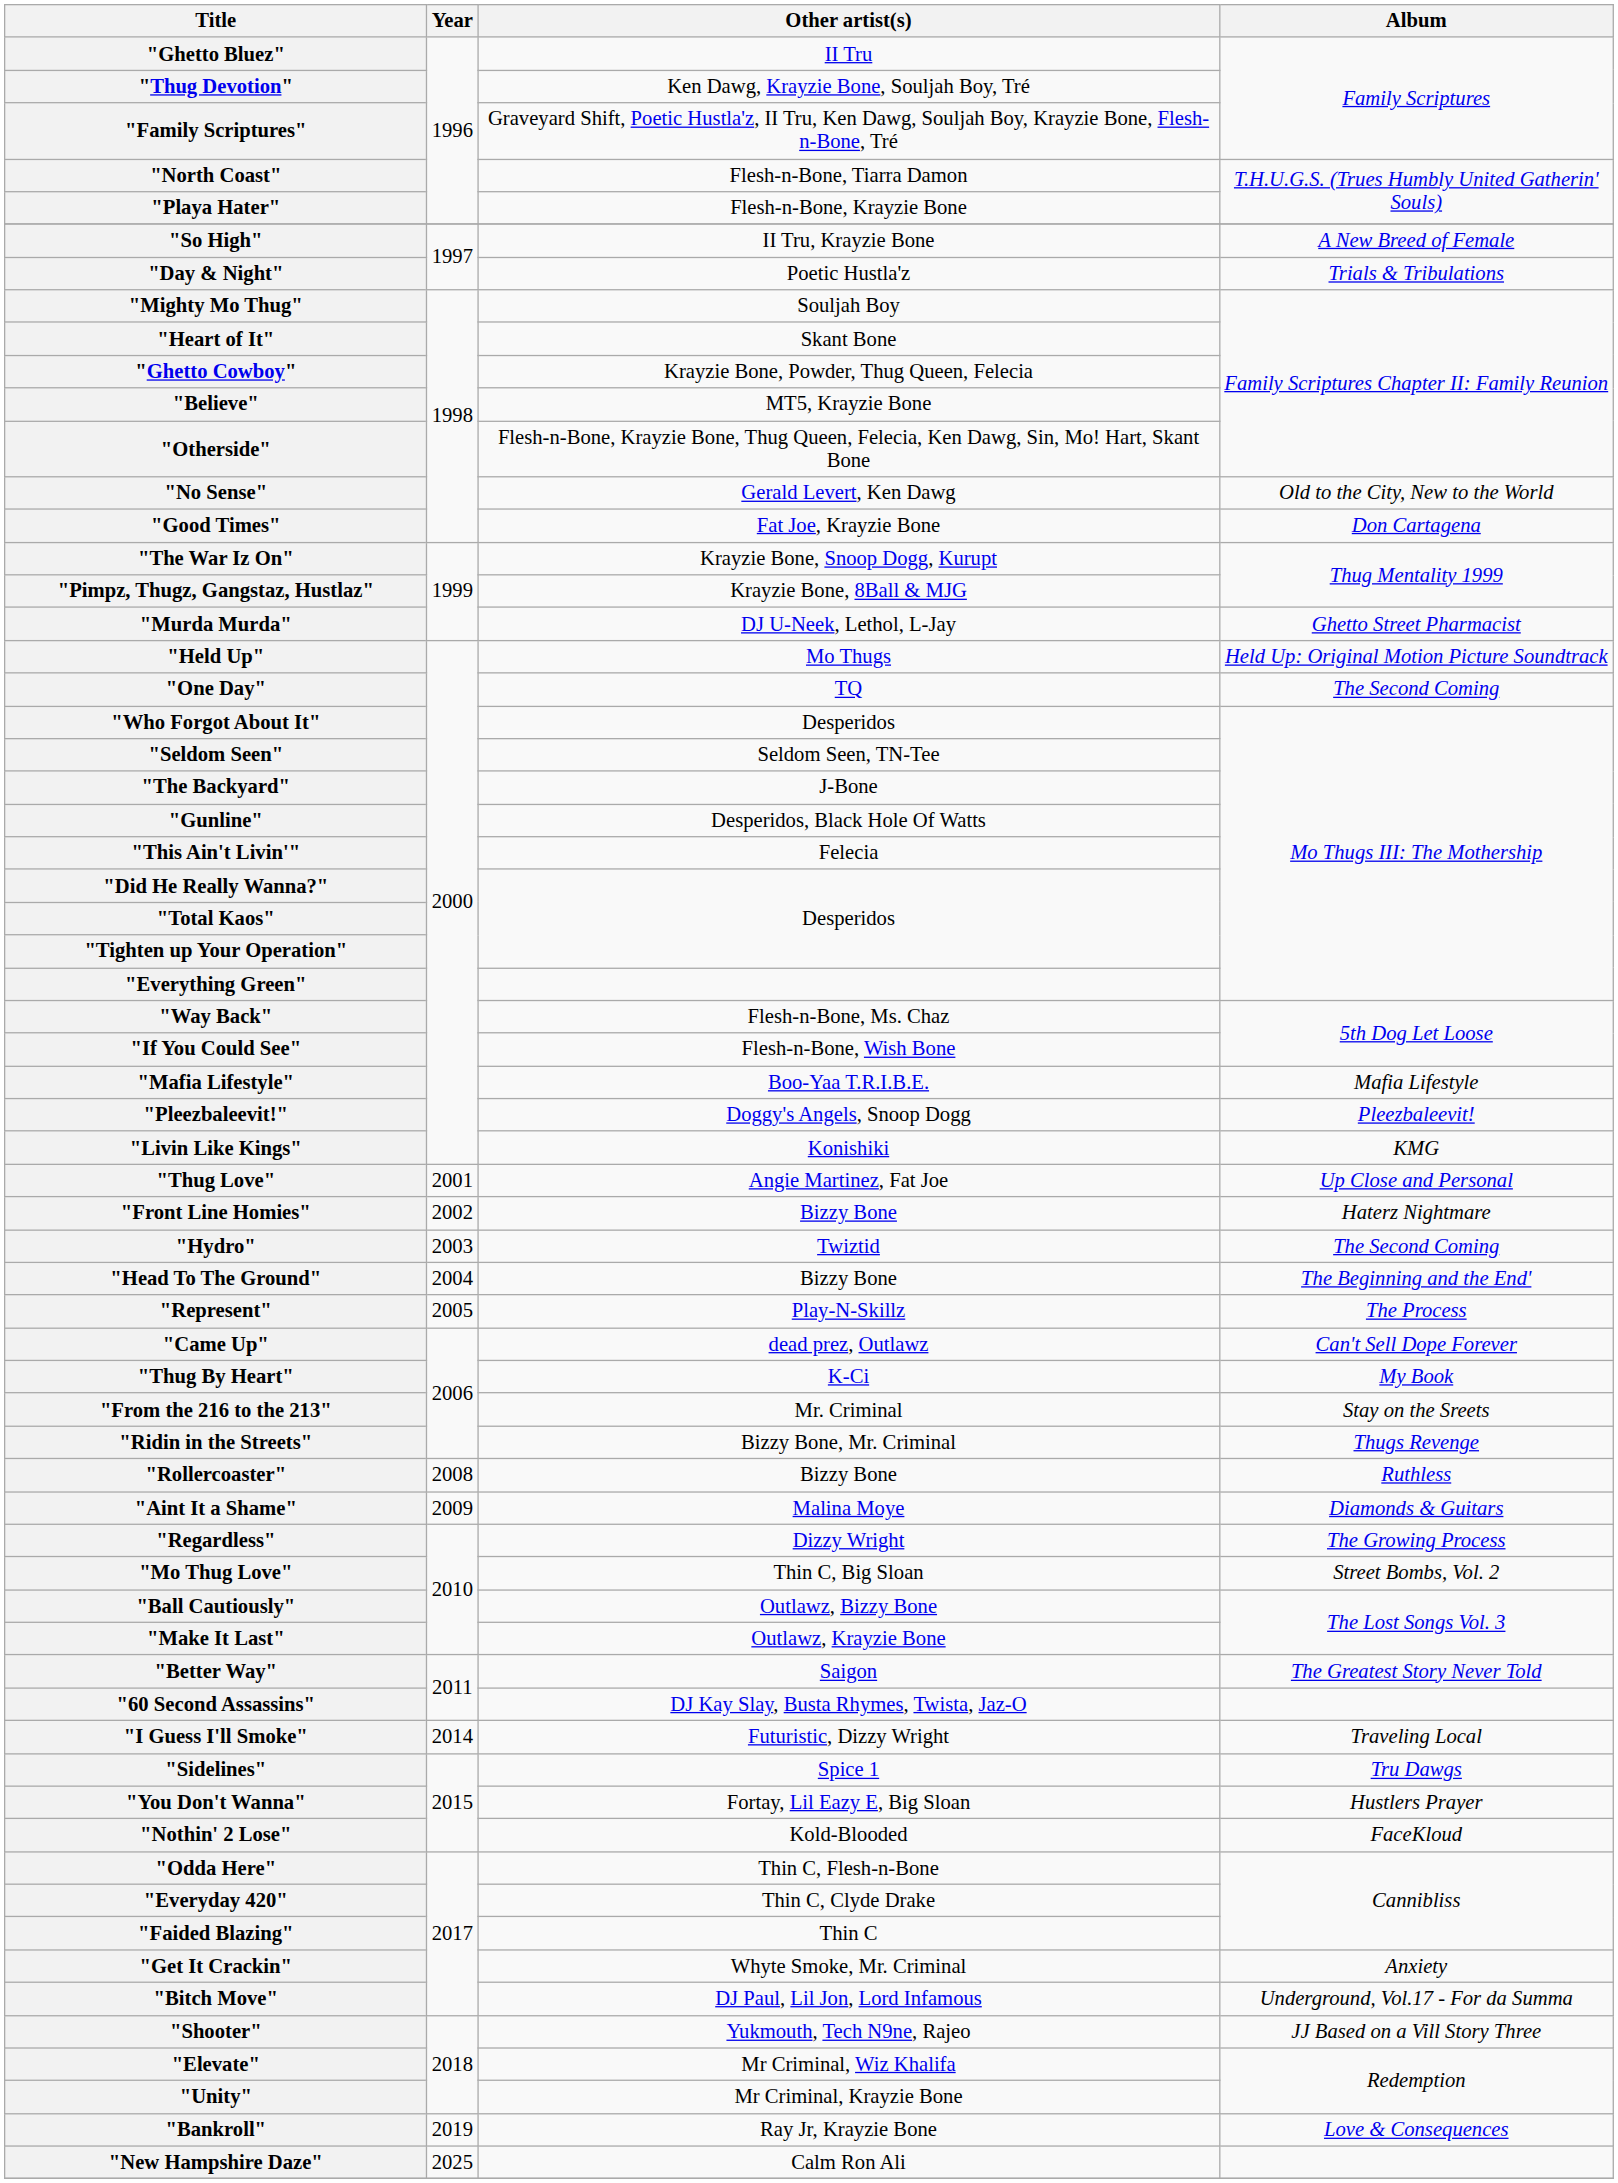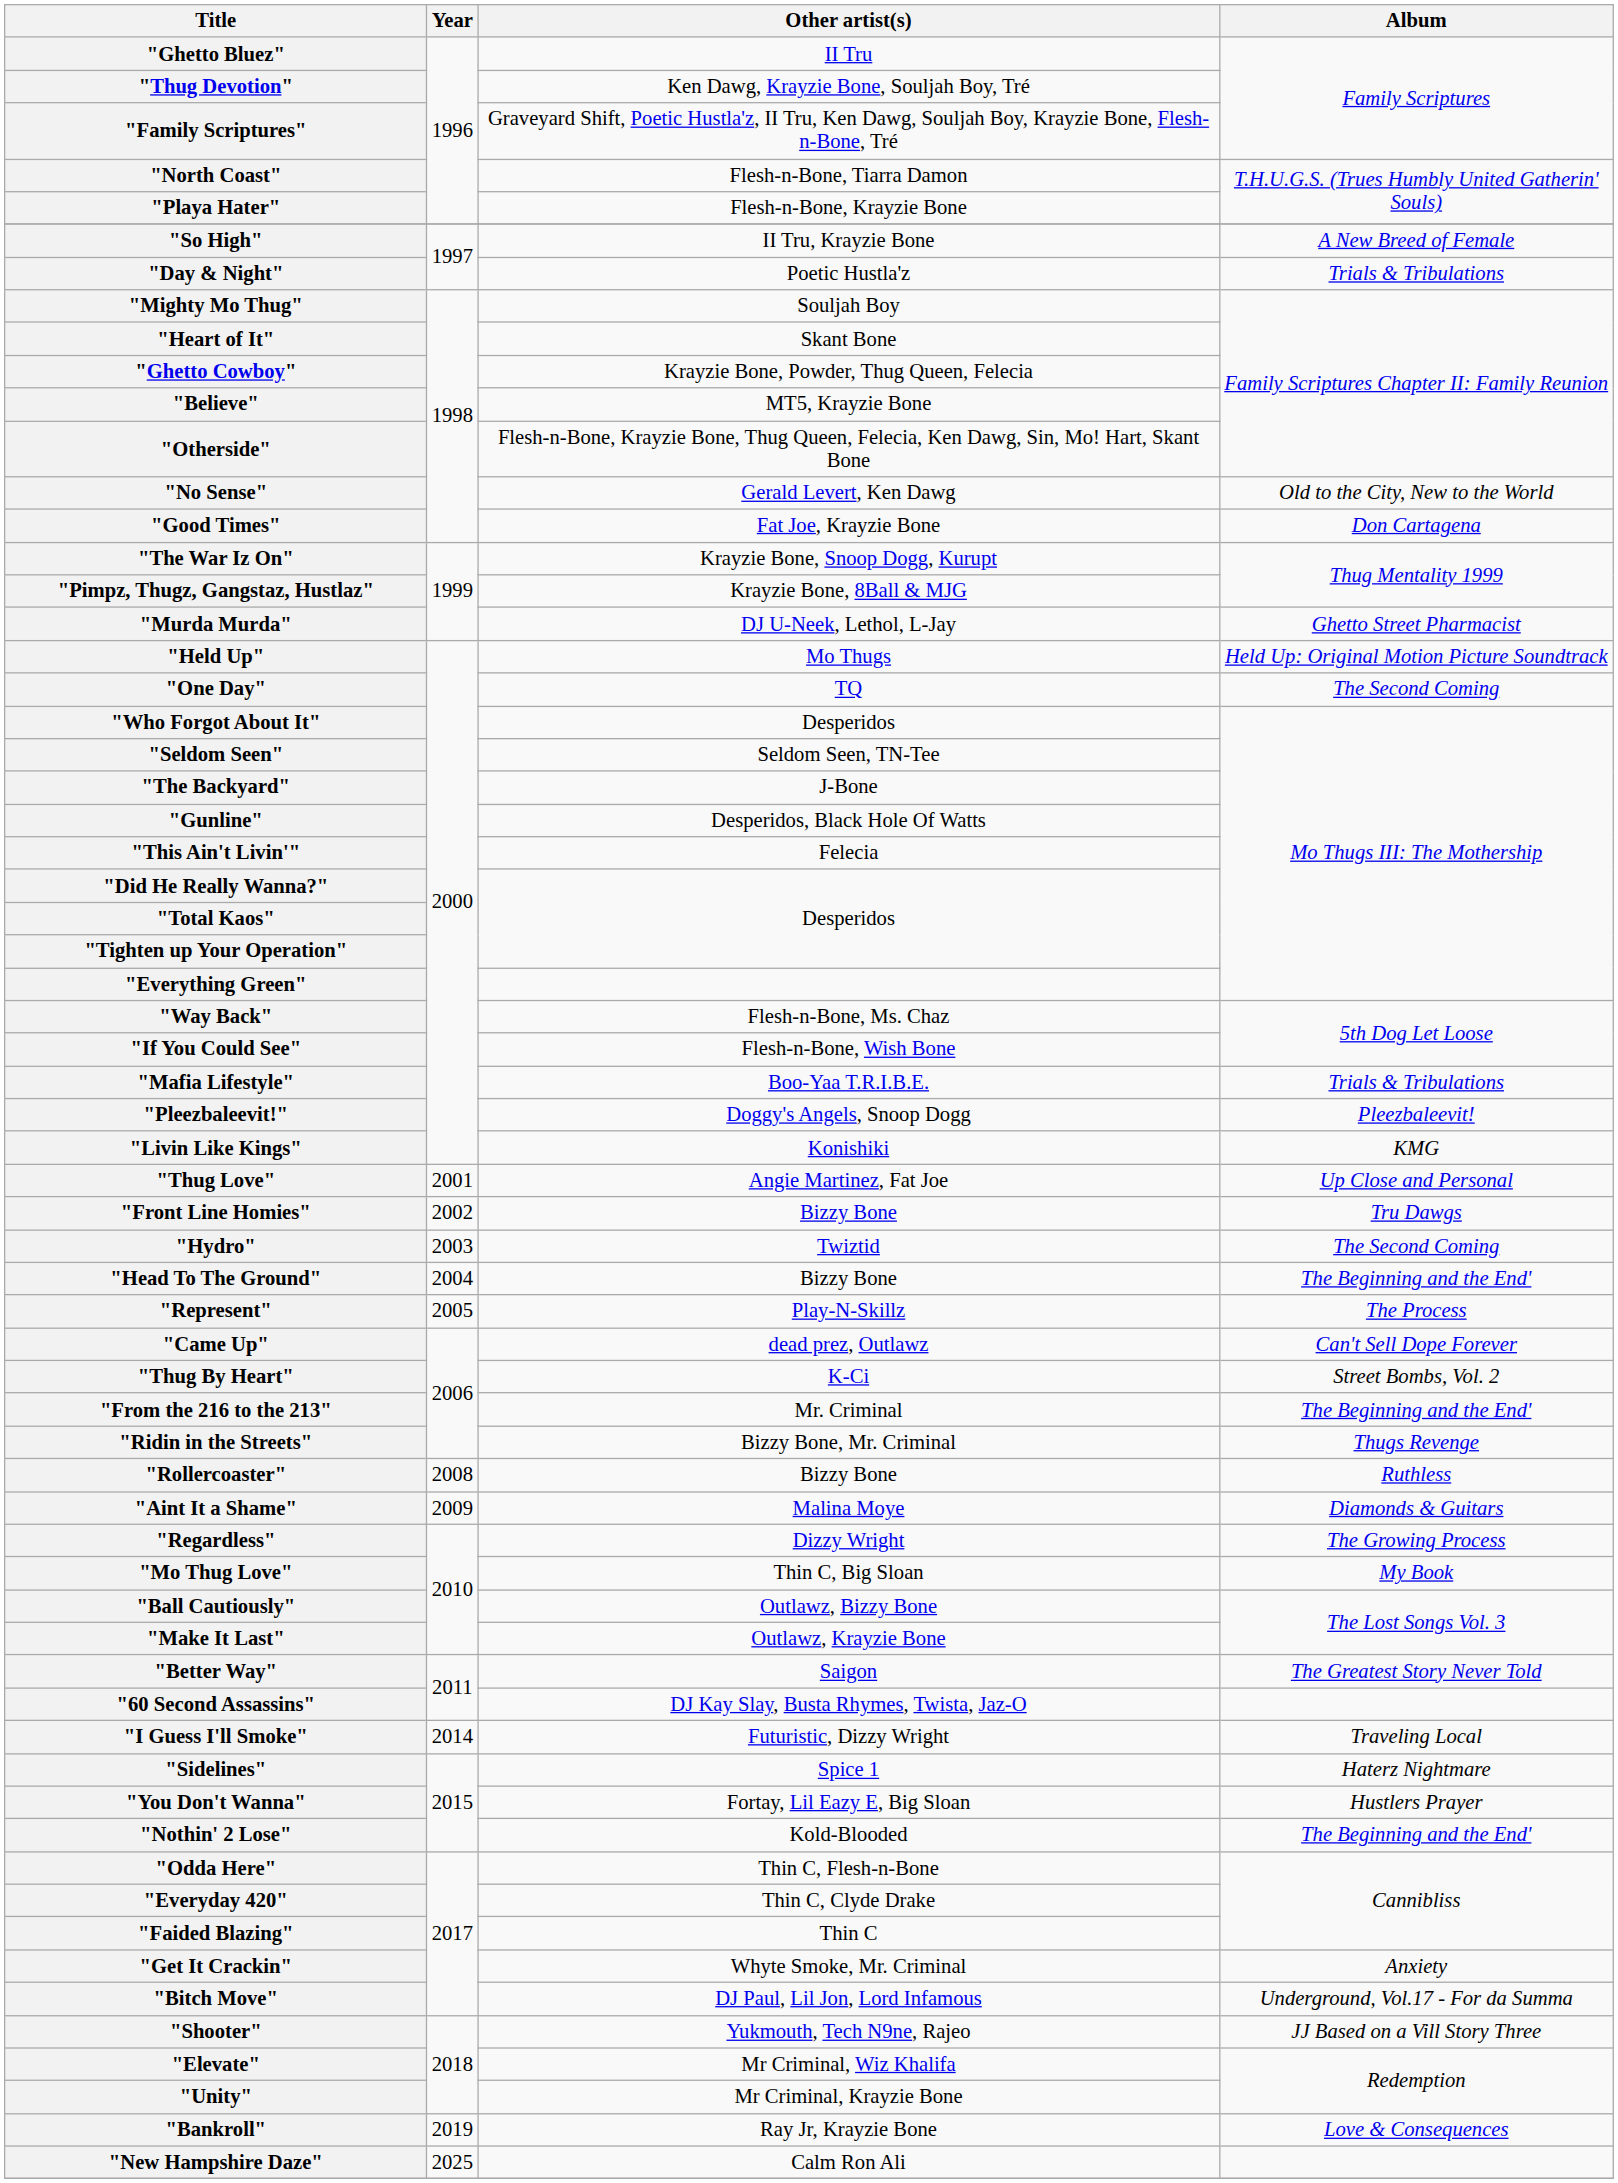(1416, 1082) Mafia Lifestyle -> (1416, 1082) Trials & Tribulations
(1416, 1212) Haterz Nightmare -> (1416, 1212) Tru Dawgs
(1416, 1376) My Book -> (1416, 1376) Street Bombs, Vol. 2
(1416, 1409) Stay on the Sreets -> (1416, 1409) The Beginning and the End'
(1416, 1573) Street Bombs, Vol. 2 -> (1416, 1573) My Book
(1416, 1769) Tru Dawgs -> (1416, 1769) Haterz Nightmare
(1416, 1834) FaceKloud -> (1416, 1834) The Beginning and the End'
